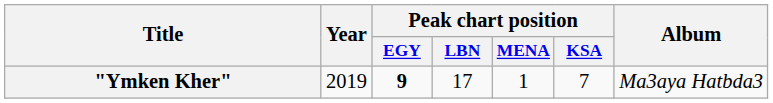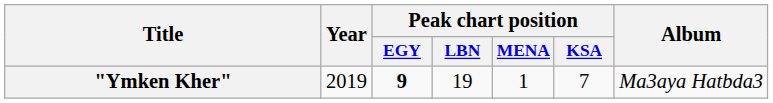(462, 81) 17 -> (462, 81) 19
